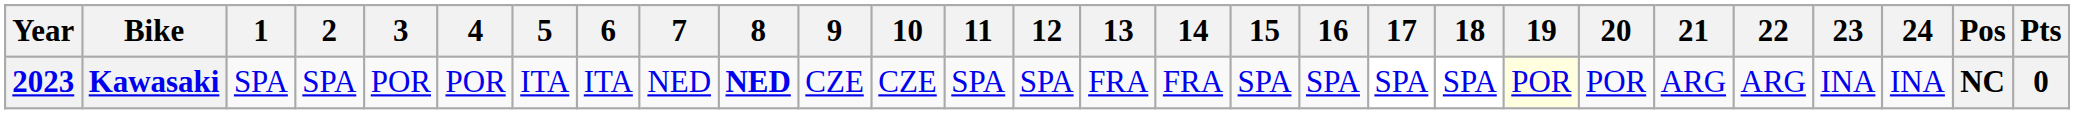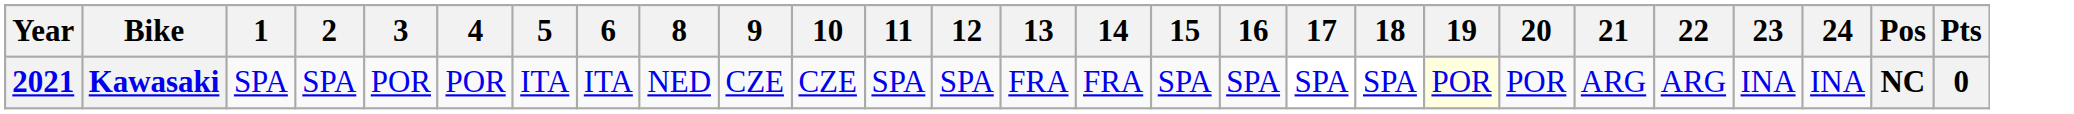- column: (679, 30)
(43, 81) 2023 -> (43, 81) 2021
(758, 81) bold -> (679, 81) normal
